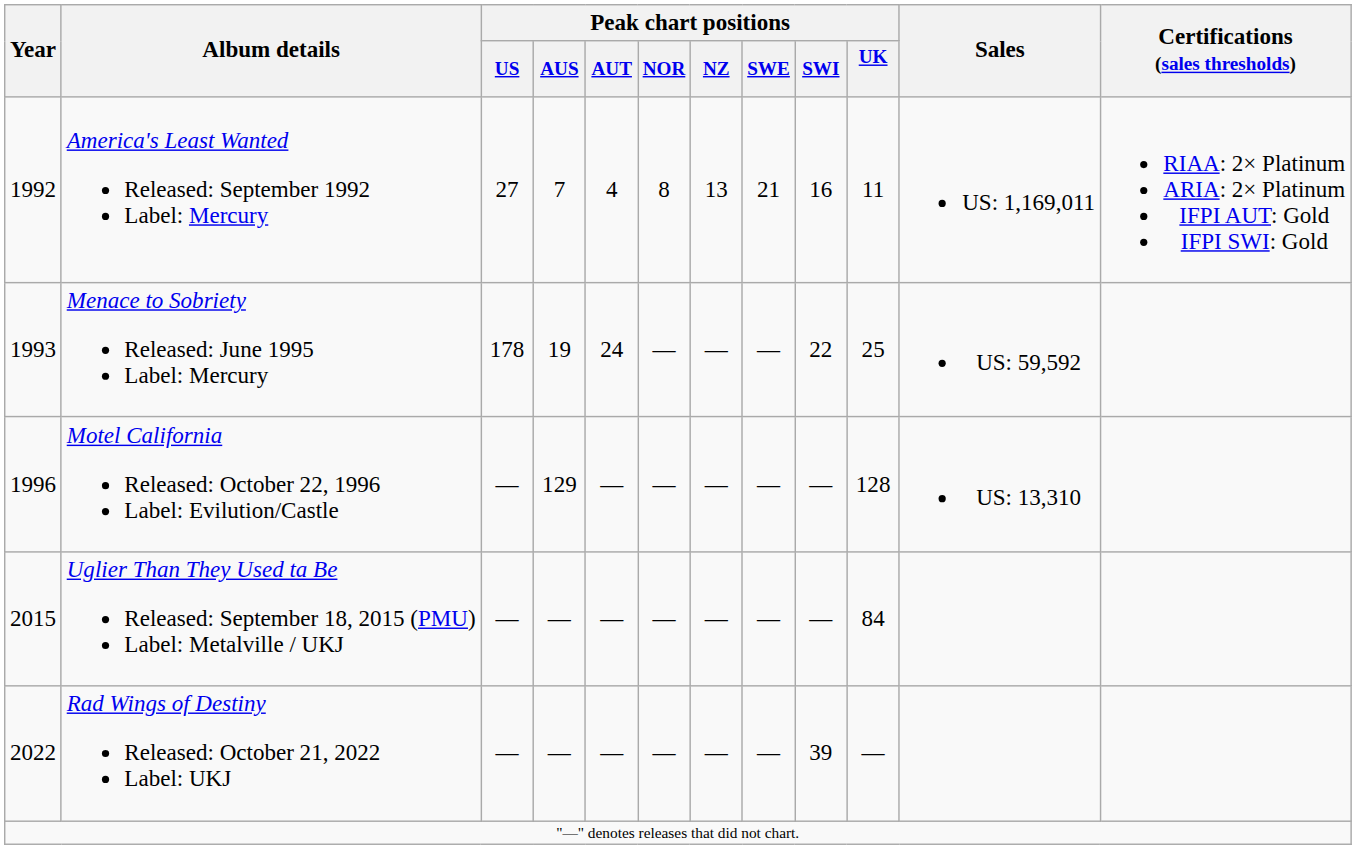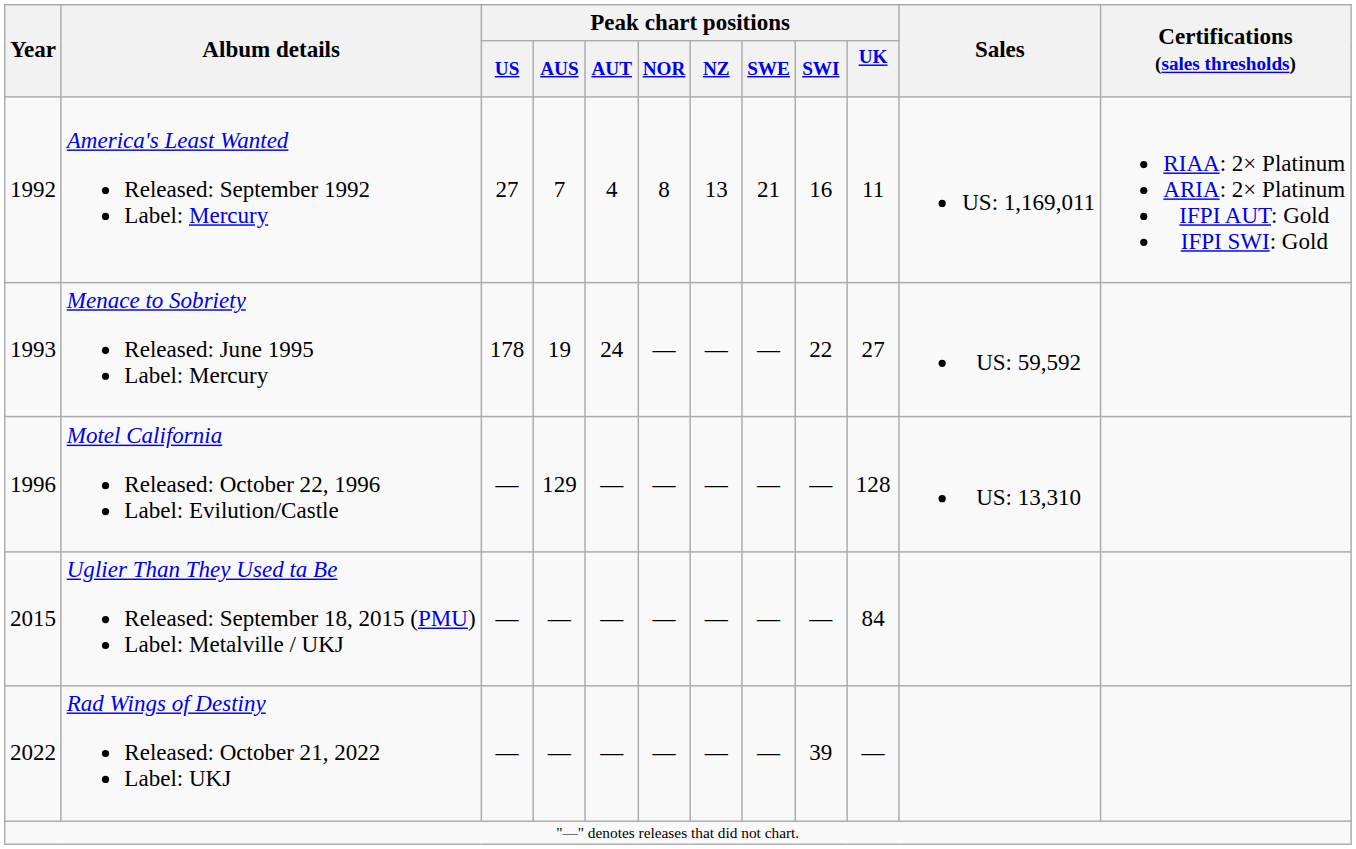(873, 349) 25 -> (873, 349) 27
